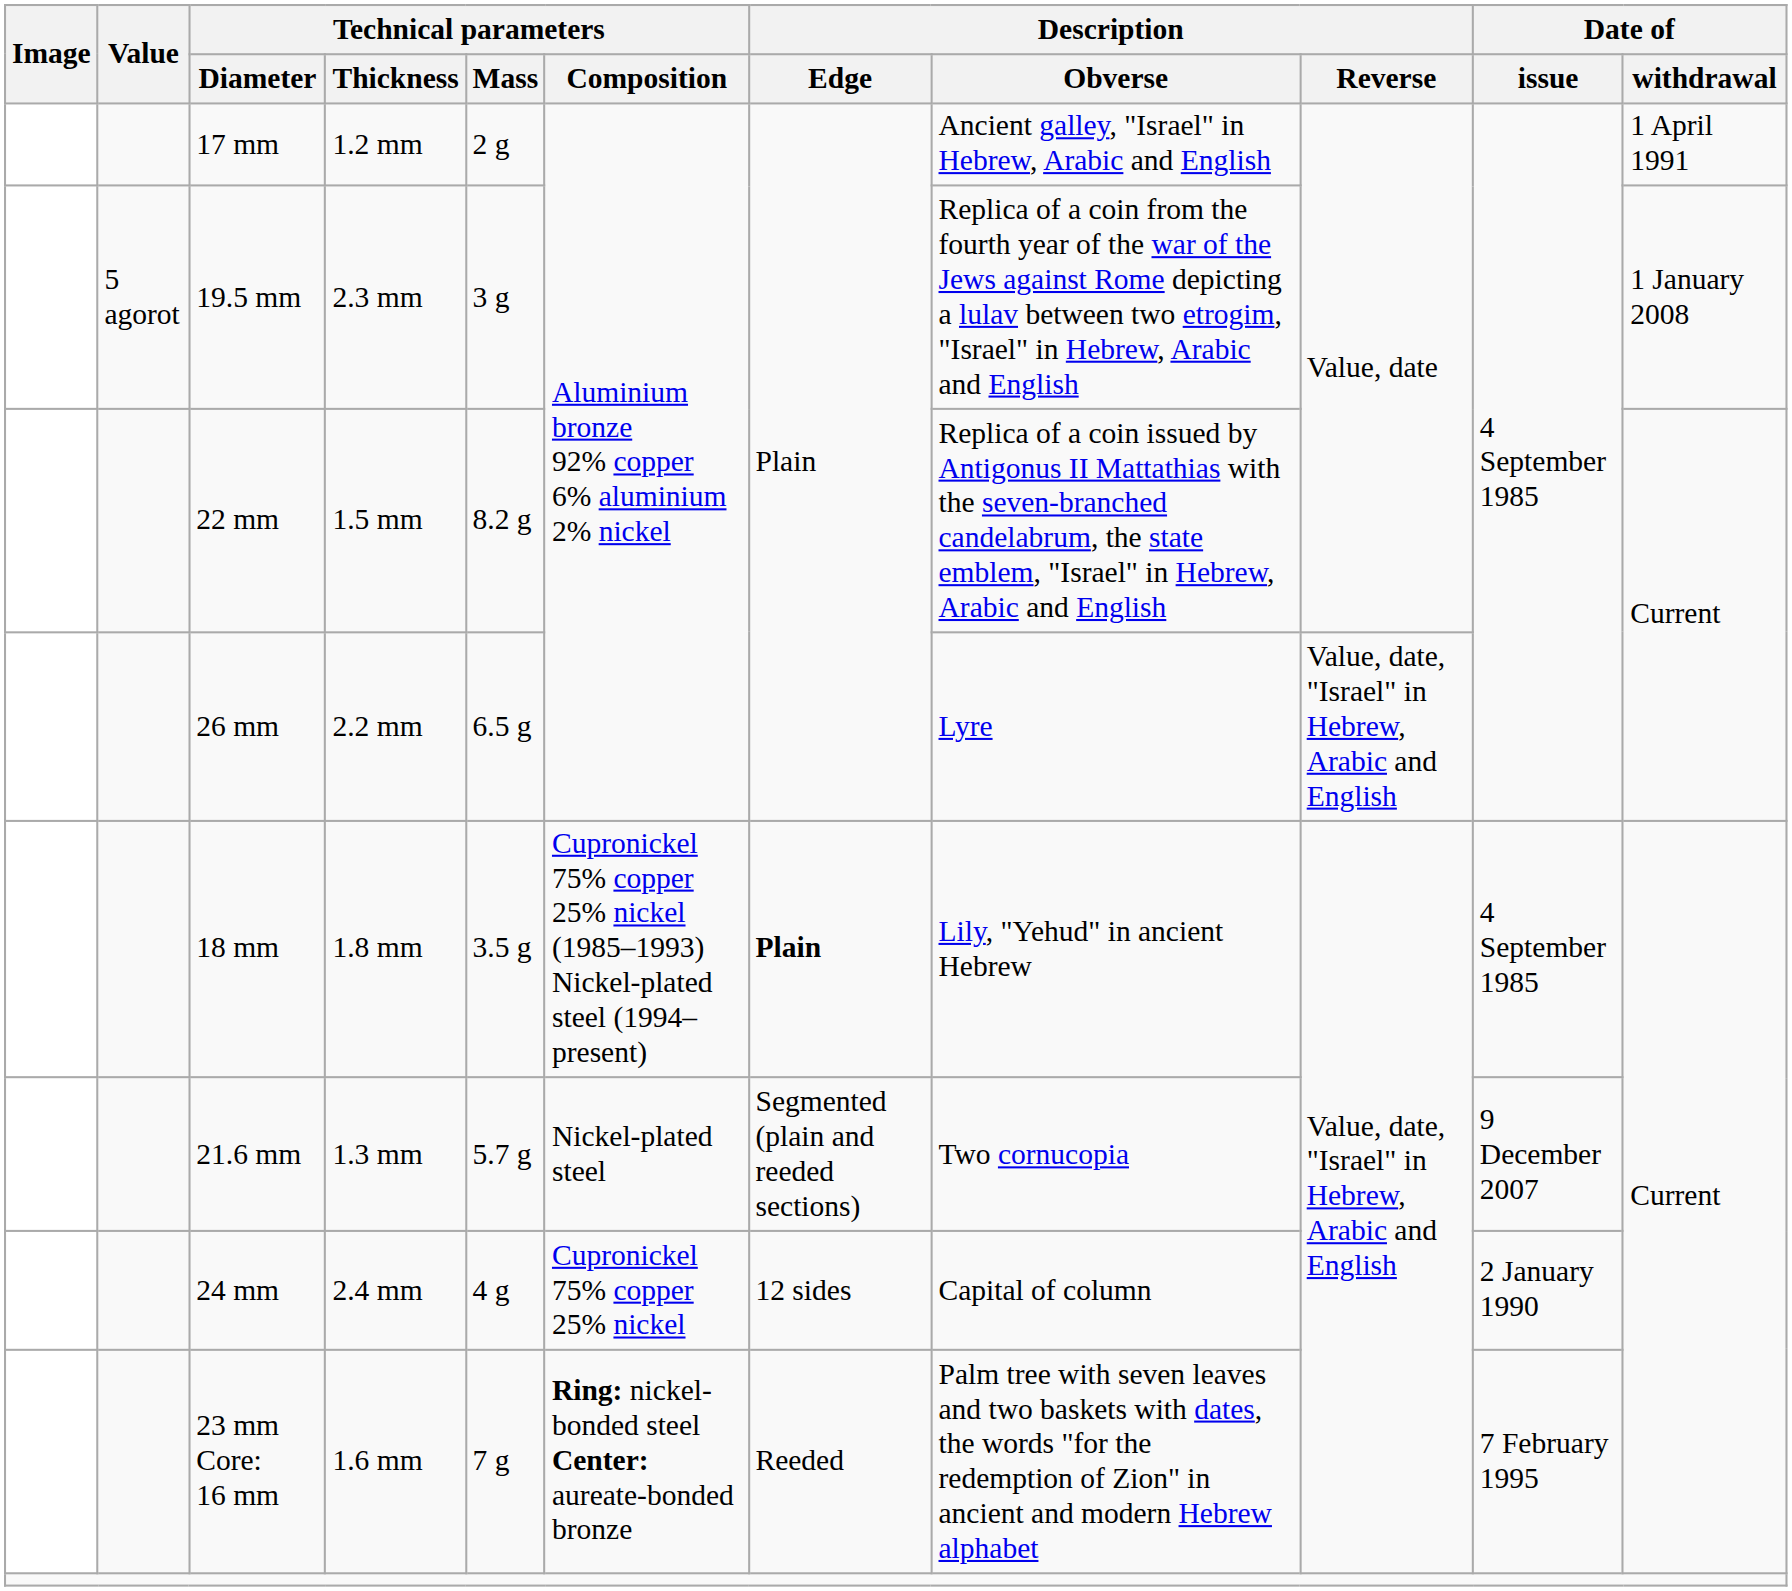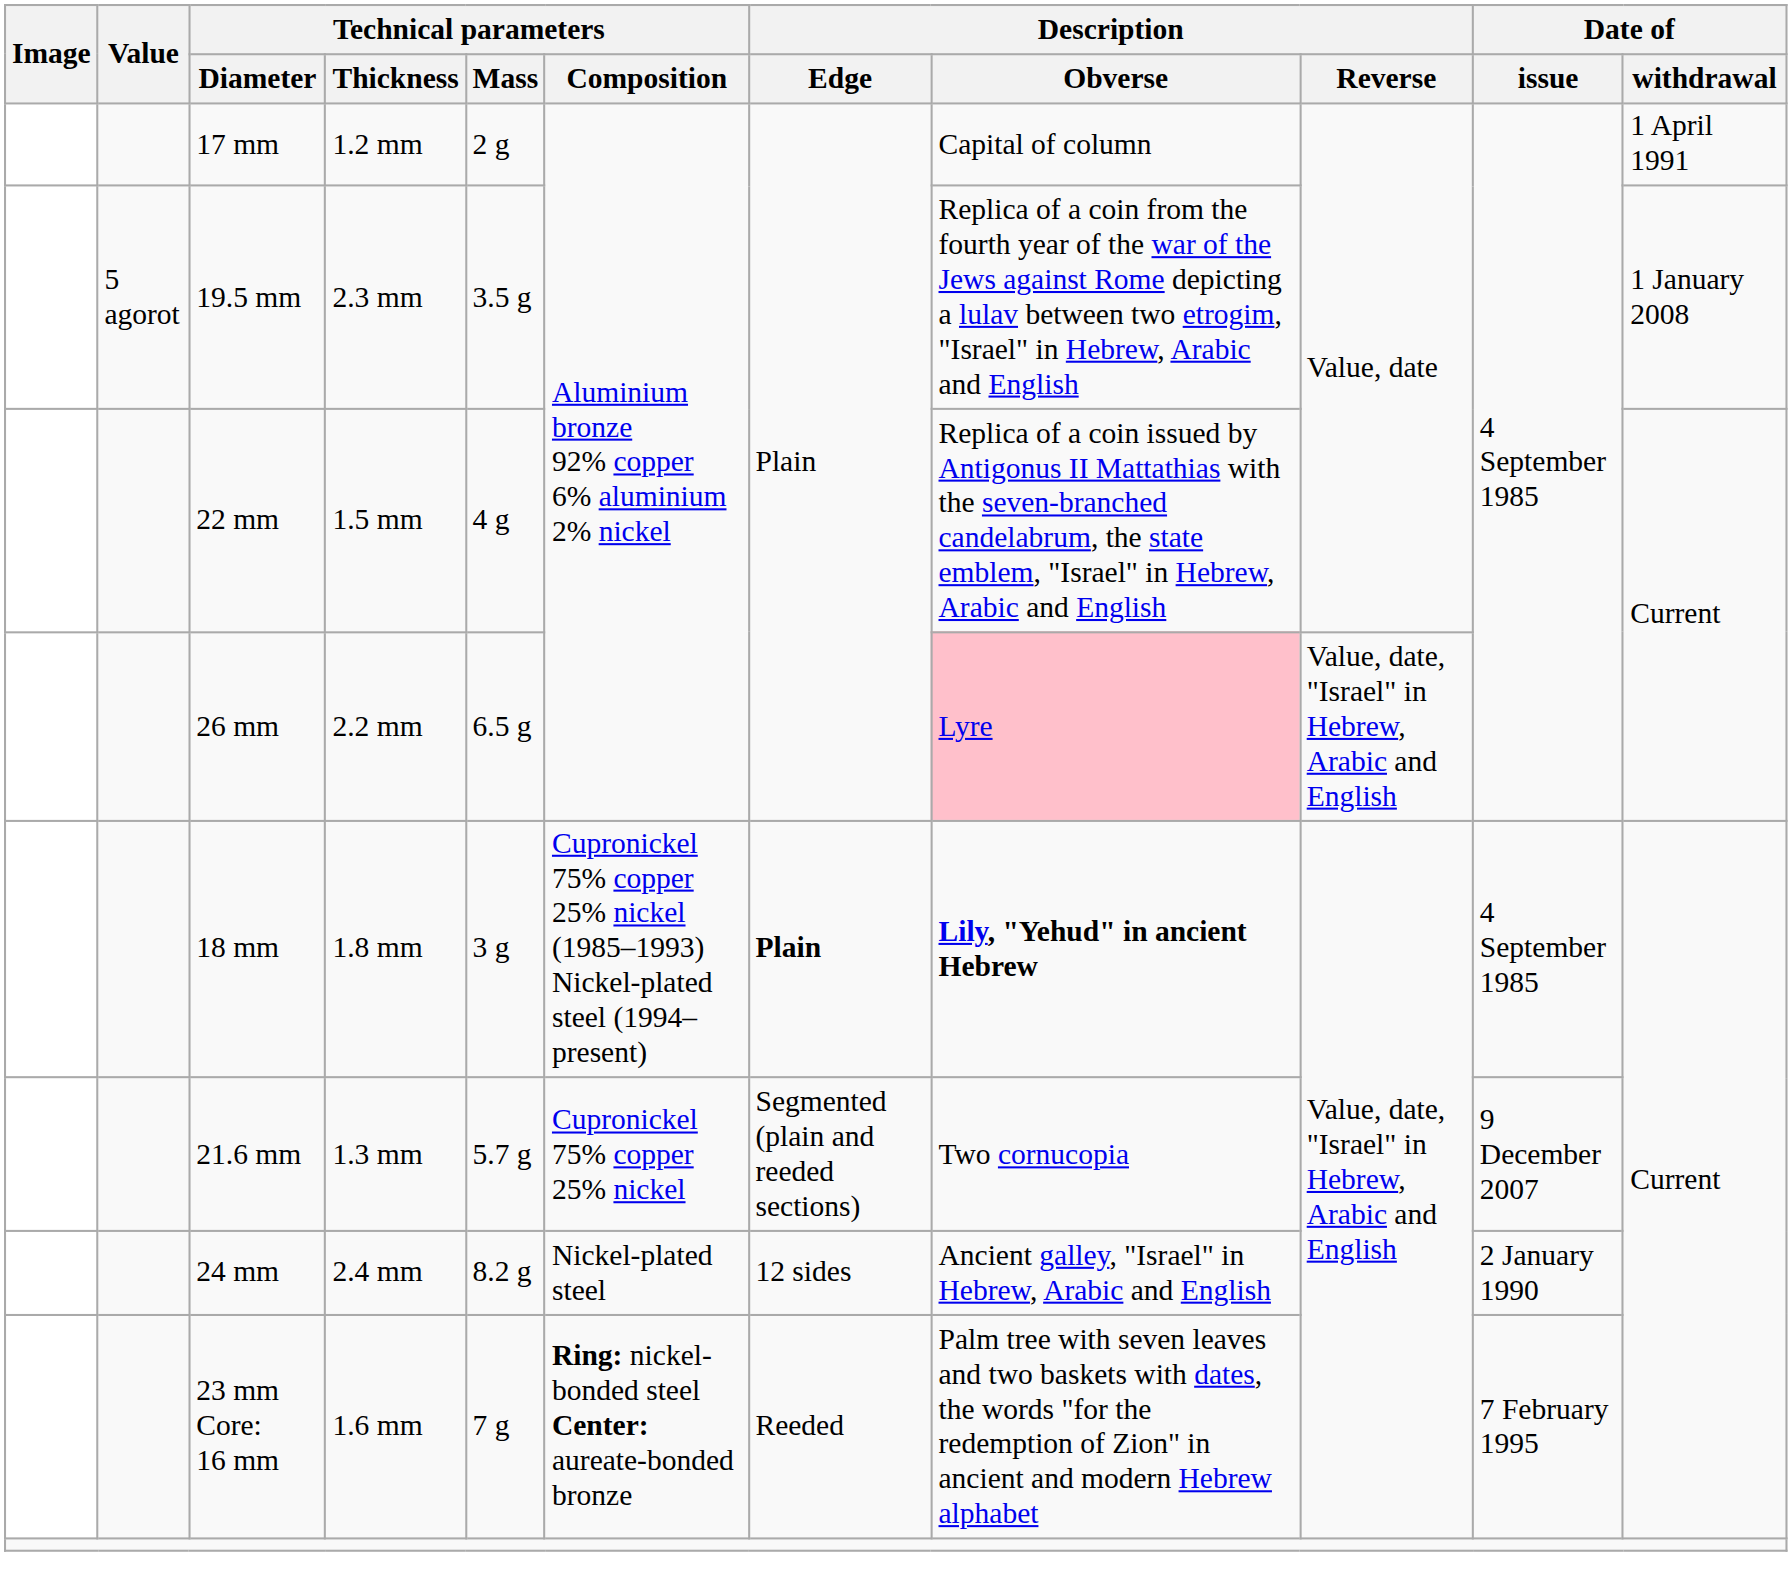(1105, 144) Ancient galley, "Israel" in Hebrew, Arabic and English -> (1045, 144) Capital of column
(491, 297) 3 g -> (502, 297) 3.5 g
(502, 520) 8.2 g -> (491, 520) 4 g
(966, 725) no background -> (966, 725) pink background
(502, 948) 3.5 g -> (491, 948) 3 g
(1081, 948) normal -> (1093, 948) bold
(632, 1154) Nickel-plated steel -> (625, 1154) Cupronickel 75% copper 25% nickel
(491, 1289) 4 g -> (502, 1272) 8.2 g
(625, 1289) Cupronickel 75% copper 25% nickel -> (632, 1272) Nickel-plated steel
(1045, 1289) Capital of column -> (1105, 1272) Ancient galley, "Israel" in Hebrew, Arabic and English
